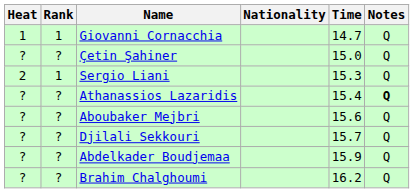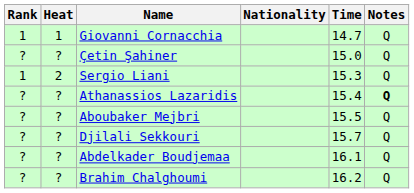columns swapped: (58, 15) <-> (22, 15)
(347, 116) 15.6 -> (347, 116) 15.5
(347, 157) 15.9 -> (347, 157) 16.1
